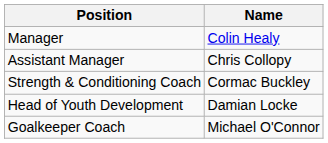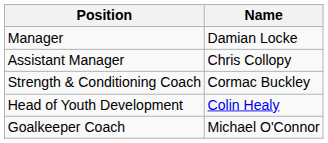(244, 37) Colin Healy -> (253, 37) Damian Locke
(253, 104) Damian Locke -> (244, 104) Colin Healy
